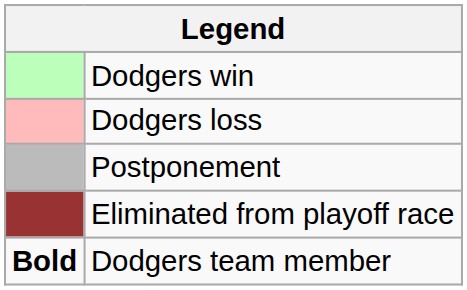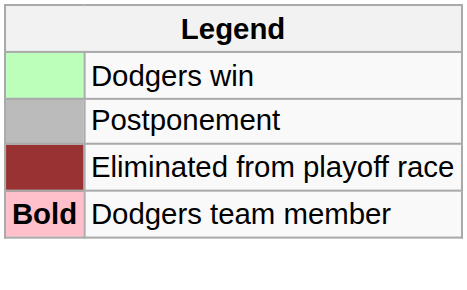- row: (177, 121)
(45, 261) no background -> (45, 214) pink background
